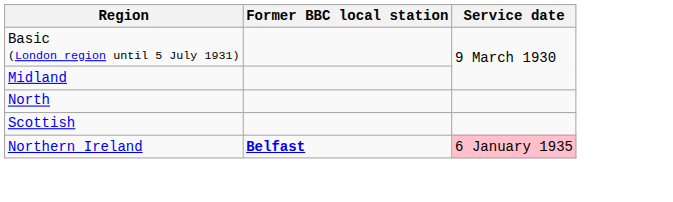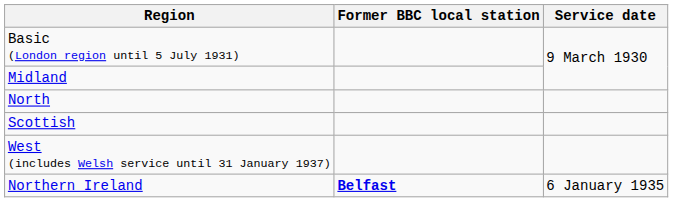+ row: (169, 154)
(514, 147) pink background -> (605, 186) no background
